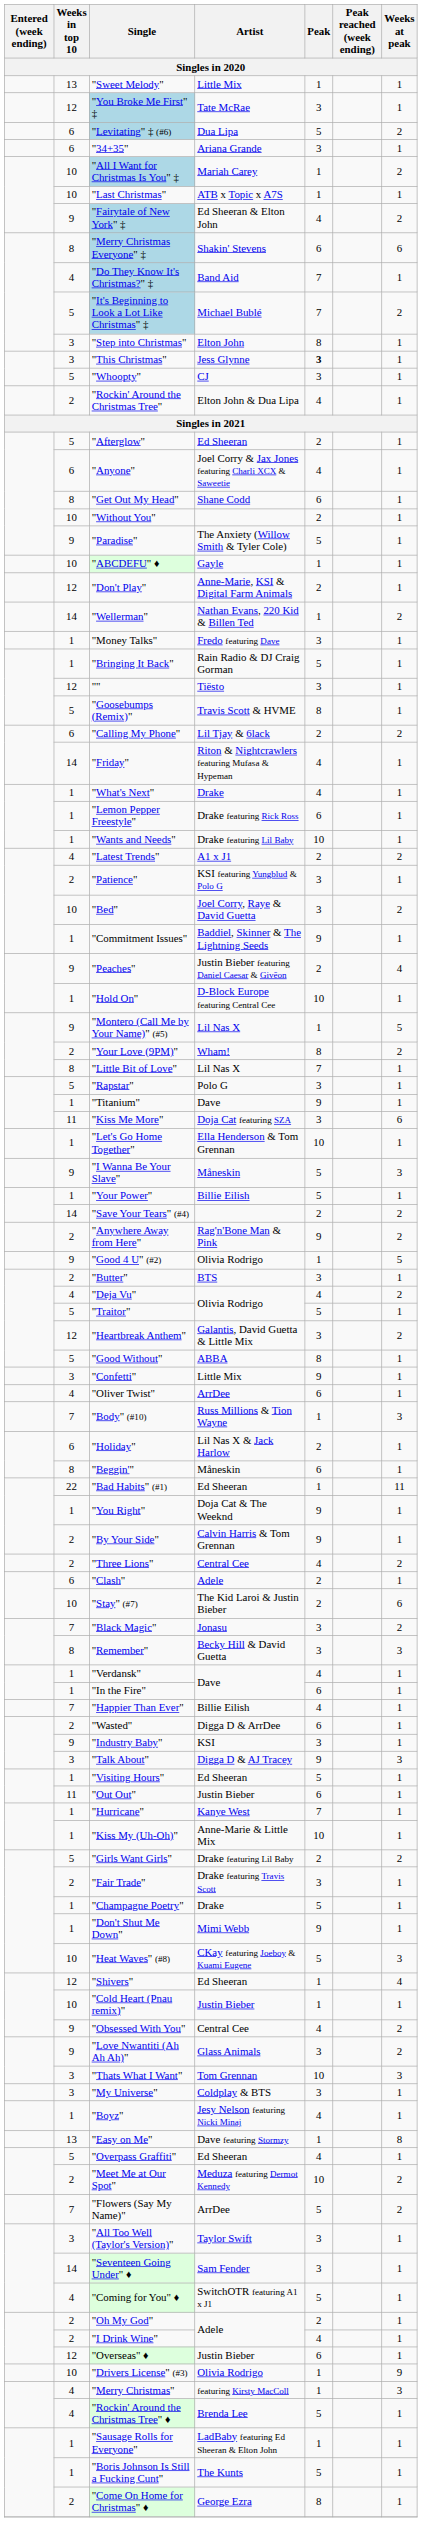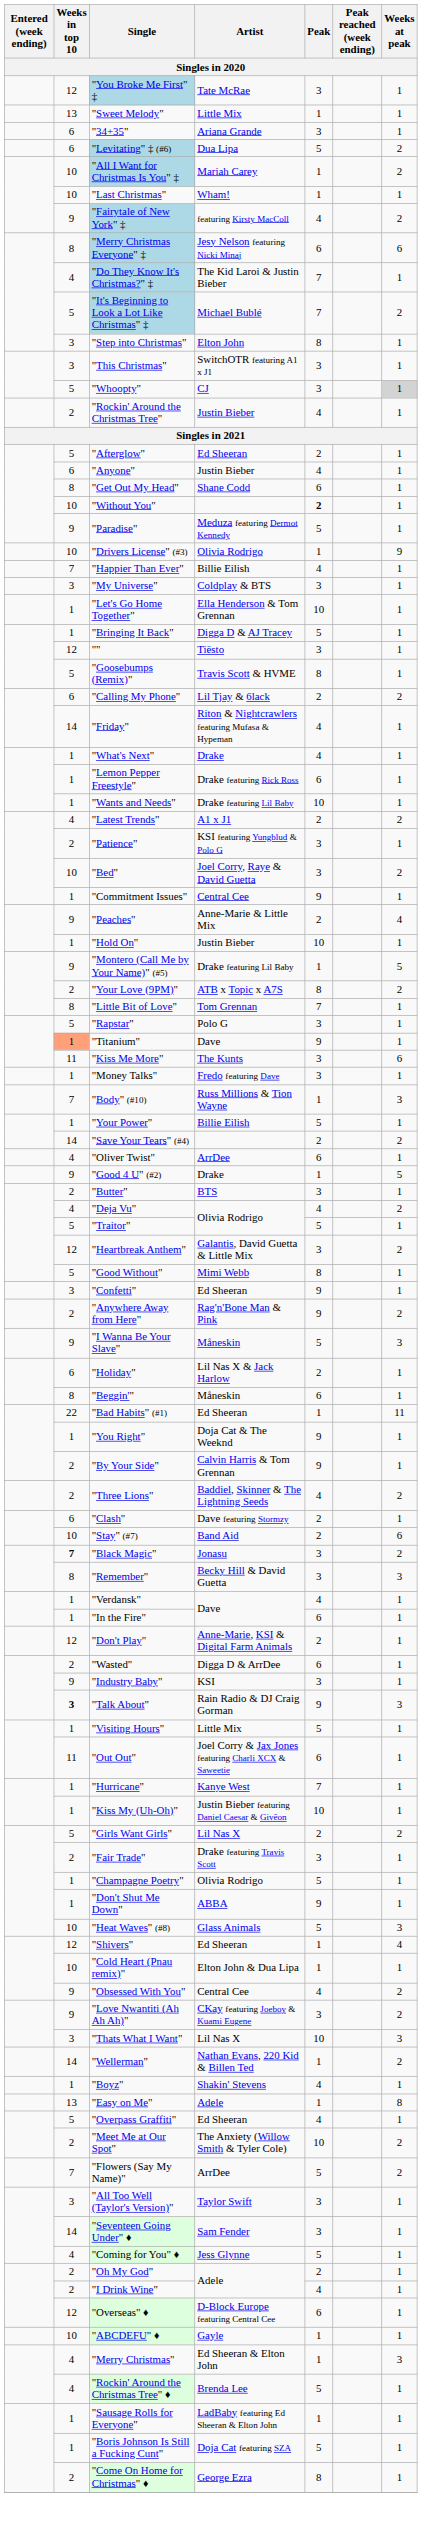rows swapped: (140, 107) <-> (128, 84)
rows swapped: (110, 148) <-> (131, 131)
(240, 195) ATB x Topic x A7S -> (214, 195) Wham!
(241, 218) Ed Sheeran & Elton John -> (243, 219) featuring Kirsty MacColl
(232, 247) Shakin' Stevens -> (241, 247) Jesy Nelson featuring Nicki Minaj
(218, 277) Band Aid -> (248, 277) The Kid Laroi & Justin Bieber
(223, 359) Jess Glynne -> (247, 365) SwitchOTR featuring A1 x J1
(319, 359) bold -> (319, 365) normal
(399, 377) no background -> (399, 389) lightgrey background
(248, 400) Elton John & Dua Lipa -> (226, 412) Justin Bieber
(248, 470) Joel Corry & Jax Jones featuring Charli XCX & Saweetie -> (226, 470) Justin Bieber
(319, 517) normal -> (319, 505) bold
(244, 540) The Anxiety (Willow Smith & Tyler Cole) -> (247, 528) Meduza featuring Dermot Kennedy
rows swapped: (140, 2372) <-> (126, 564)
rows swapped: (119, 587) <-> (138, 1708)
rows swapped: (120, 616) <-> (125, 2092)
rows swapped: (124, 640) <-> (127, 1143)
(248, 663) Rain Radio & DJ Craig Gorman -> (245, 633) Digga D & AJ Tracey
(249, 939) Baddiel, Skinner & The Lightning Seeds -> (223, 896) Central Cee
(244, 968) Justin Bieber featuring Daniel Caesar & Givēon -> (243, 919) Anne-Marie & Little Mix
(236, 998) D-Block Europe featuring Central Cee -> (226, 943) Justin Bieber
(219, 1027) Lil Nas X -> (245, 966) Drake featuring Lil Baby
(214, 1051) Wham! -> (240, 989) ATB x Topic x A7S
(219, 1068) Lil Nas X -> (227, 1007) Tom Grennan
(72, 1102) no background -> (72, 1041) lightsalmon background
(244, 1120) Doja Cat featuring SZA -> (220, 1058) The Kunts
rows swapped: (119, 1416) <-> (131, 1172)
rows swapped: (130, 1236) <-> (123, 1393)
(230, 1260) Olivia Rodrigo -> (211, 1174) Drake
(212, 1358) ABBA -> (223, 1273) Mimi Webb
(219, 1376) Little Mix -> (222, 1290) Ed Sheeran
(223, 1563) Central Cee -> (249, 1495) Baddiel, Skinner & The Lightning Seeds
(210, 1580) Adele -> (243, 1519) Dave featuring Stormzy
(248, 1603) The Kid Laroi & Justin Bieber -> (218, 1536) Band Aid
(72, 1627) normal -> (72, 1553) bold
(72, 1760) normal -> (72, 1705) bold
(245, 1760) Digga D & AJ Tracey -> (248, 1705) Rain Radio & DJ Craig Gorman
(222, 1777) Ed Sheeran -> (219, 1728) Little Mix
(226, 1794) Justin Bieber -> (248, 1757) Joel Corry & Jax Jones featuring Charli XCX & Saweetie
(243, 1835) Anne-Marie & Little Mix -> (244, 1810) Justin Bieber featuring Daniel Caesar & Givēon
(245, 1858) Drake featuring Lil Baby -> (219, 1834) Lil Nas X
(211, 1905) Drake -> (230, 1880) Olivia Rodrigo
(223, 1928) Mimi Webb -> (212, 1904) ABBA
(246, 1958) CKay featuring Joeboy & Kuami Eugene -> (229, 1927) Glass Animals
(226, 2005) Justin Bieber -> (248, 1968) Elton John & Dua Lipa
(229, 2051) Glass Animals -> (246, 2015) CKay featuring Joeboy & Kuami Eugene
(227, 2075) Tom Grennan -> (219, 2038) Lil Nas X
(241, 2115) Jesy Nelson featuring Nicki Minaj -> (232, 2085) Shakin' Stevens
(243, 2139) Dave featuring Stormzy -> (210, 2102) Adele
(247, 2179) Meduza featuring Dermot Kennedy -> (244, 2143) The Anxiety (Willow Smith & Tyler Cole)
(247, 2297) SwitchOTR featuring A1 x J1 -> (223, 2254) Jess Glynne
(226, 2355) Justin Bieber -> (236, 2312) D-Block Europe featuring Central Cee
(243, 2390) featuring Kirsty MacColl -> (241, 2359) Ed Sheeran & Elton John
(220, 2472) The Kunts -> (244, 2448) Doja Cat featuring SZA
